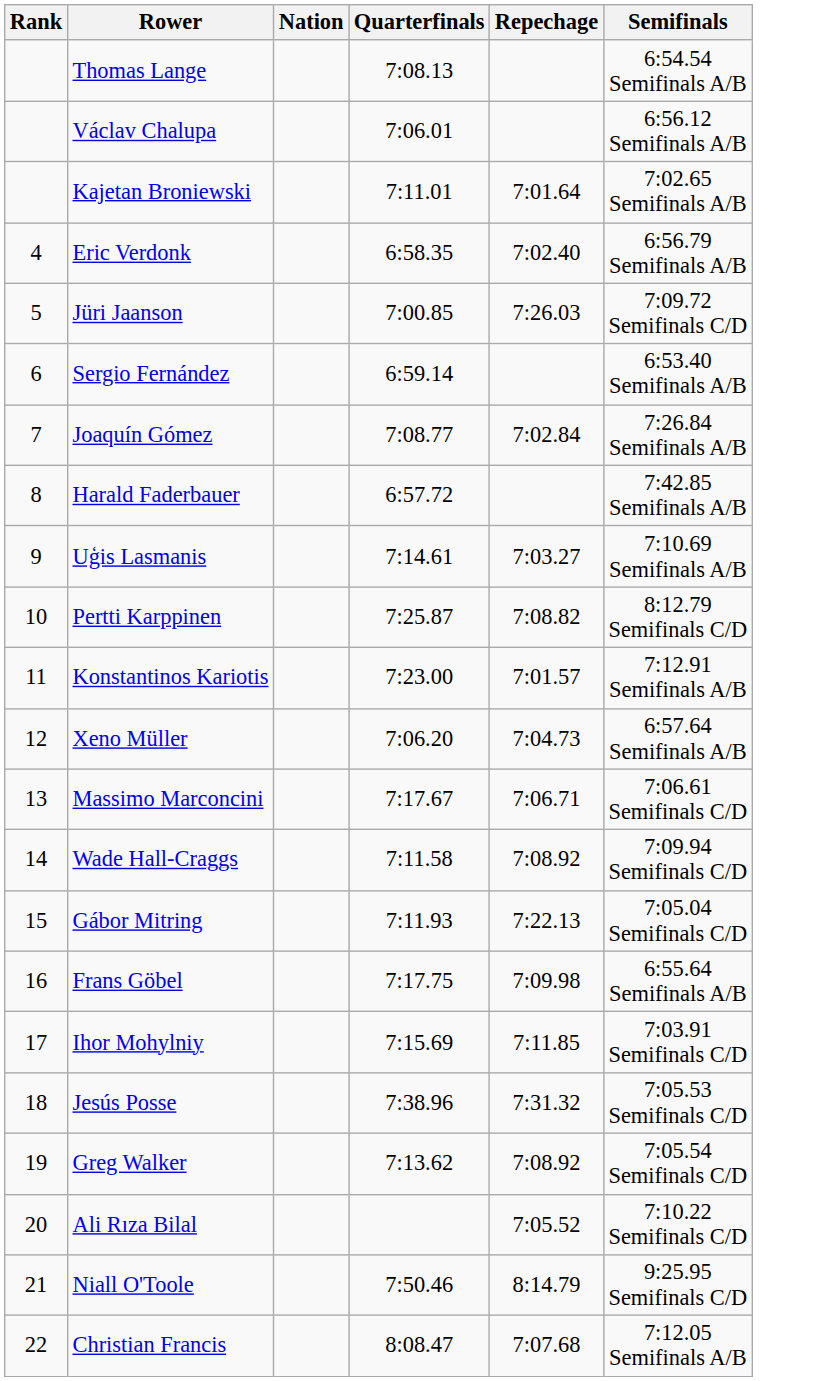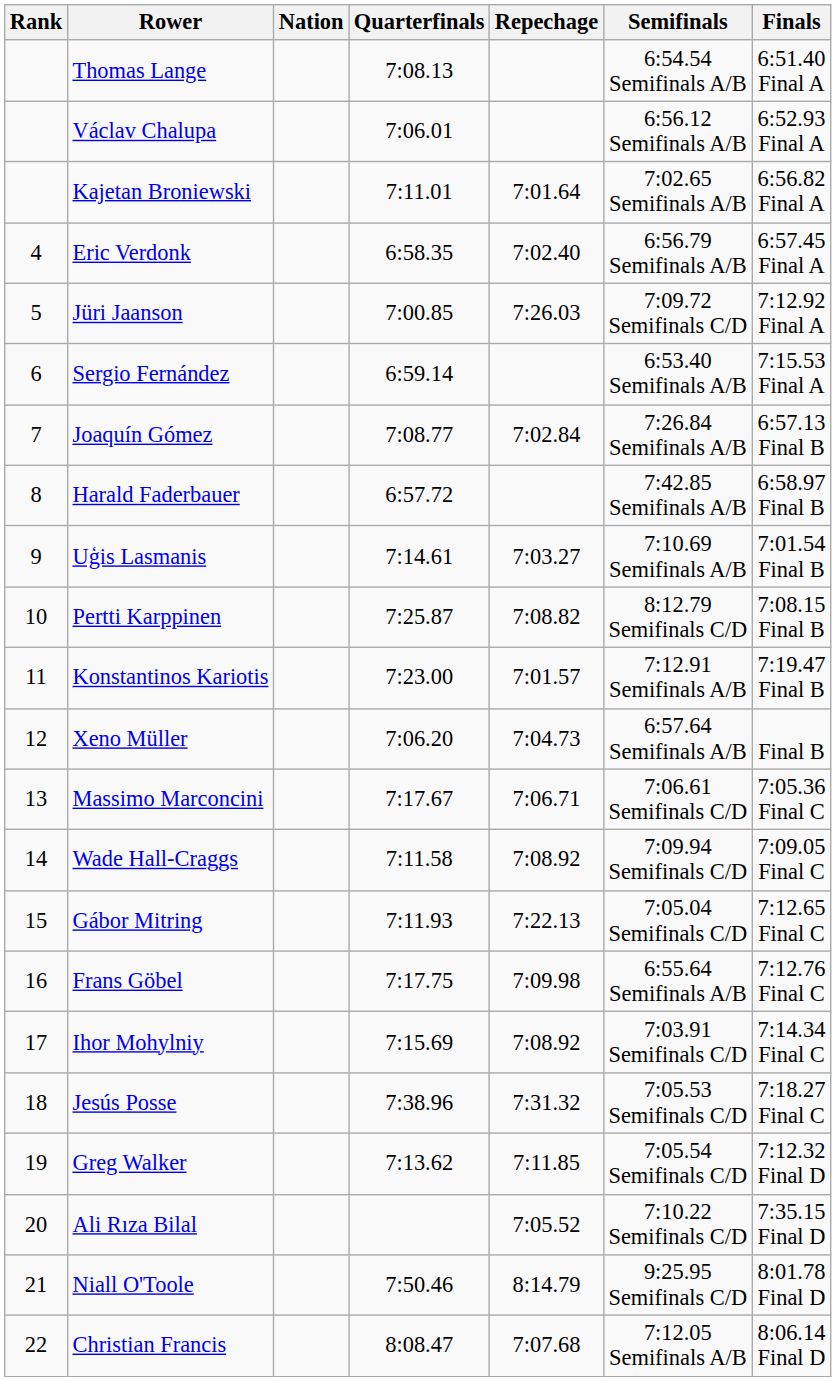+ column: (791, 22)
(546, 1041) 7:11.85 -> (546, 1041) 7:08.92
(546, 1163) 7:08.92 -> (546, 1163) 7:11.85
